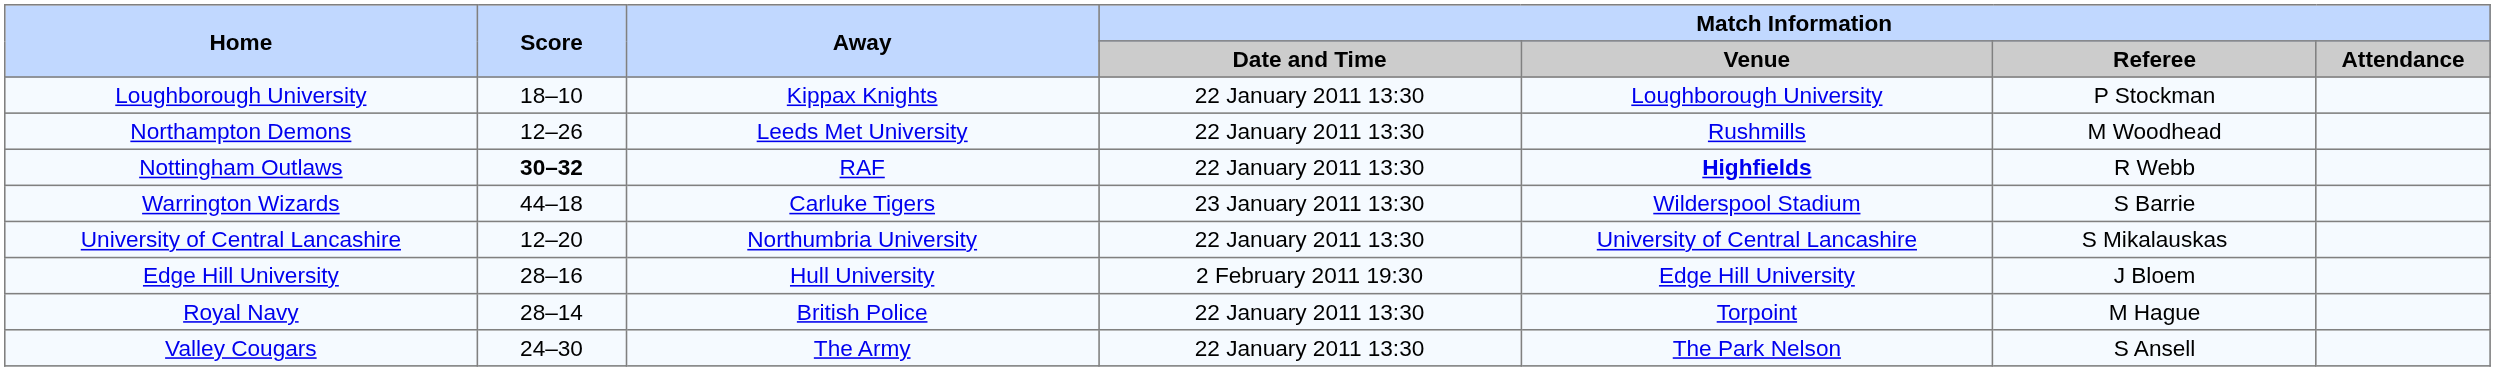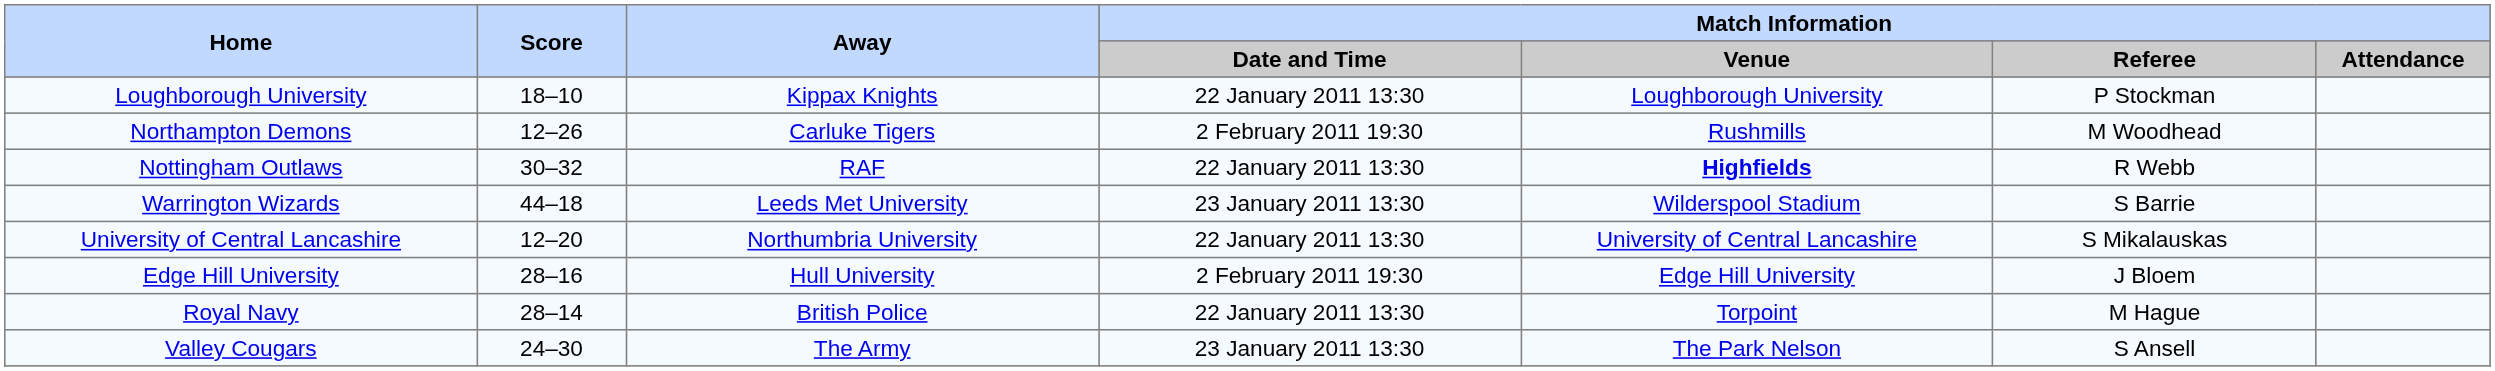(862, 131) Leeds Met University -> (862, 131) Carluke Tigers
(1310, 131) 22 January 2011 13:30 -> (1310, 131) 2 February 2011 19:30
(552, 167) bold -> (552, 167) normal
(862, 203) Carluke Tigers -> (862, 203) Leeds Met University
(1310, 348) 22 January 2011 13:30 -> (1310, 348) 23 January 2011 13:30
